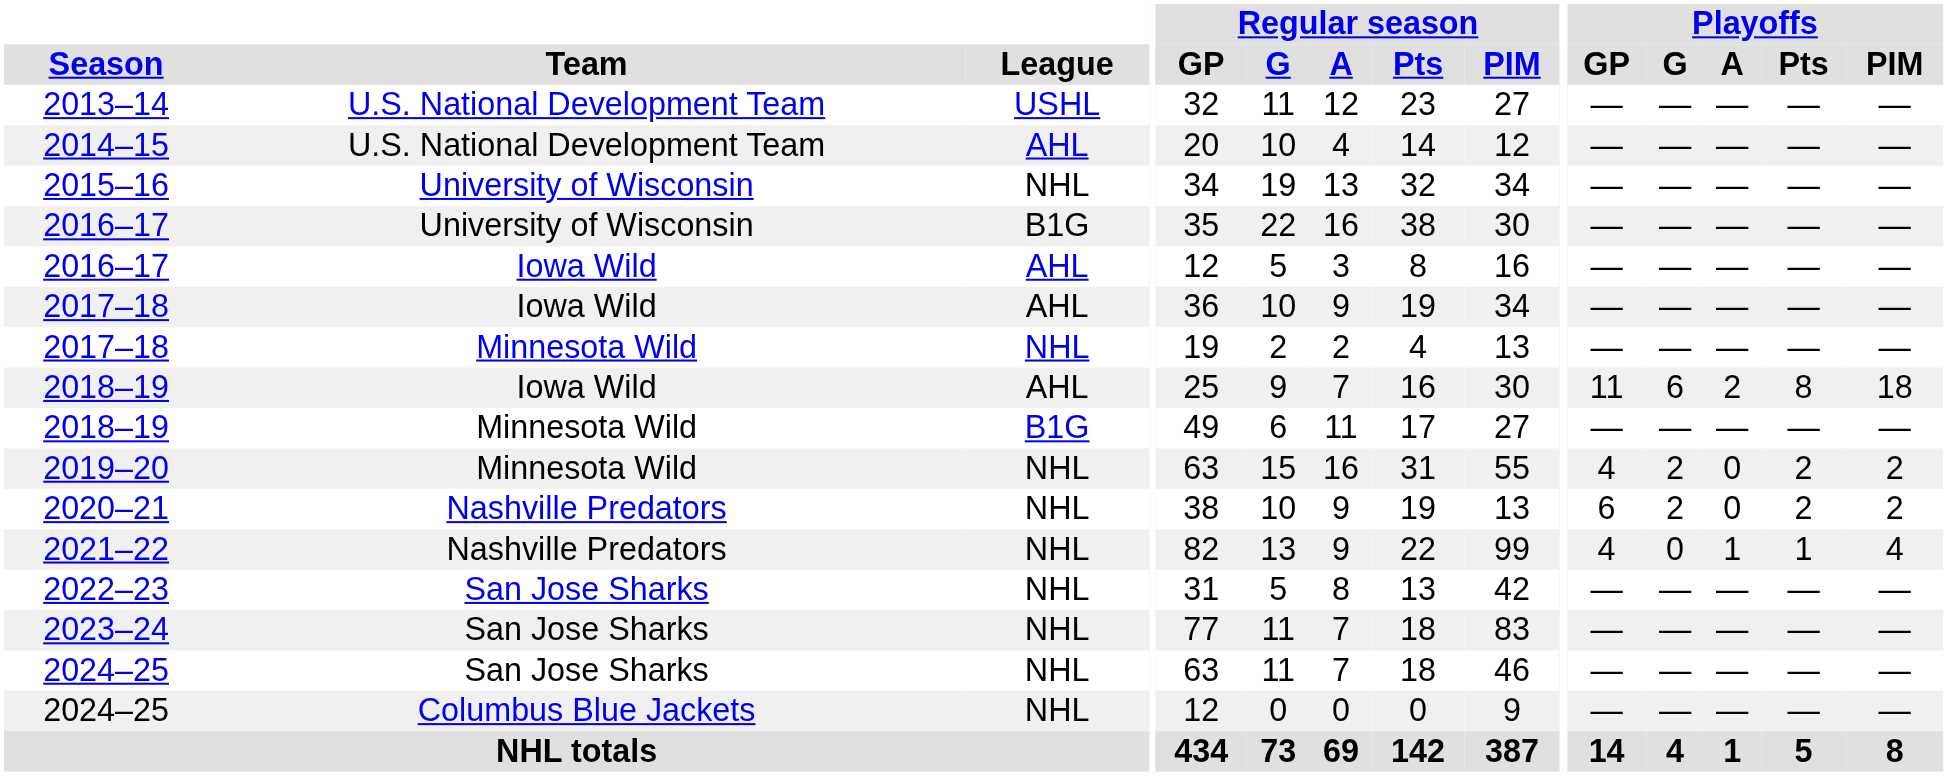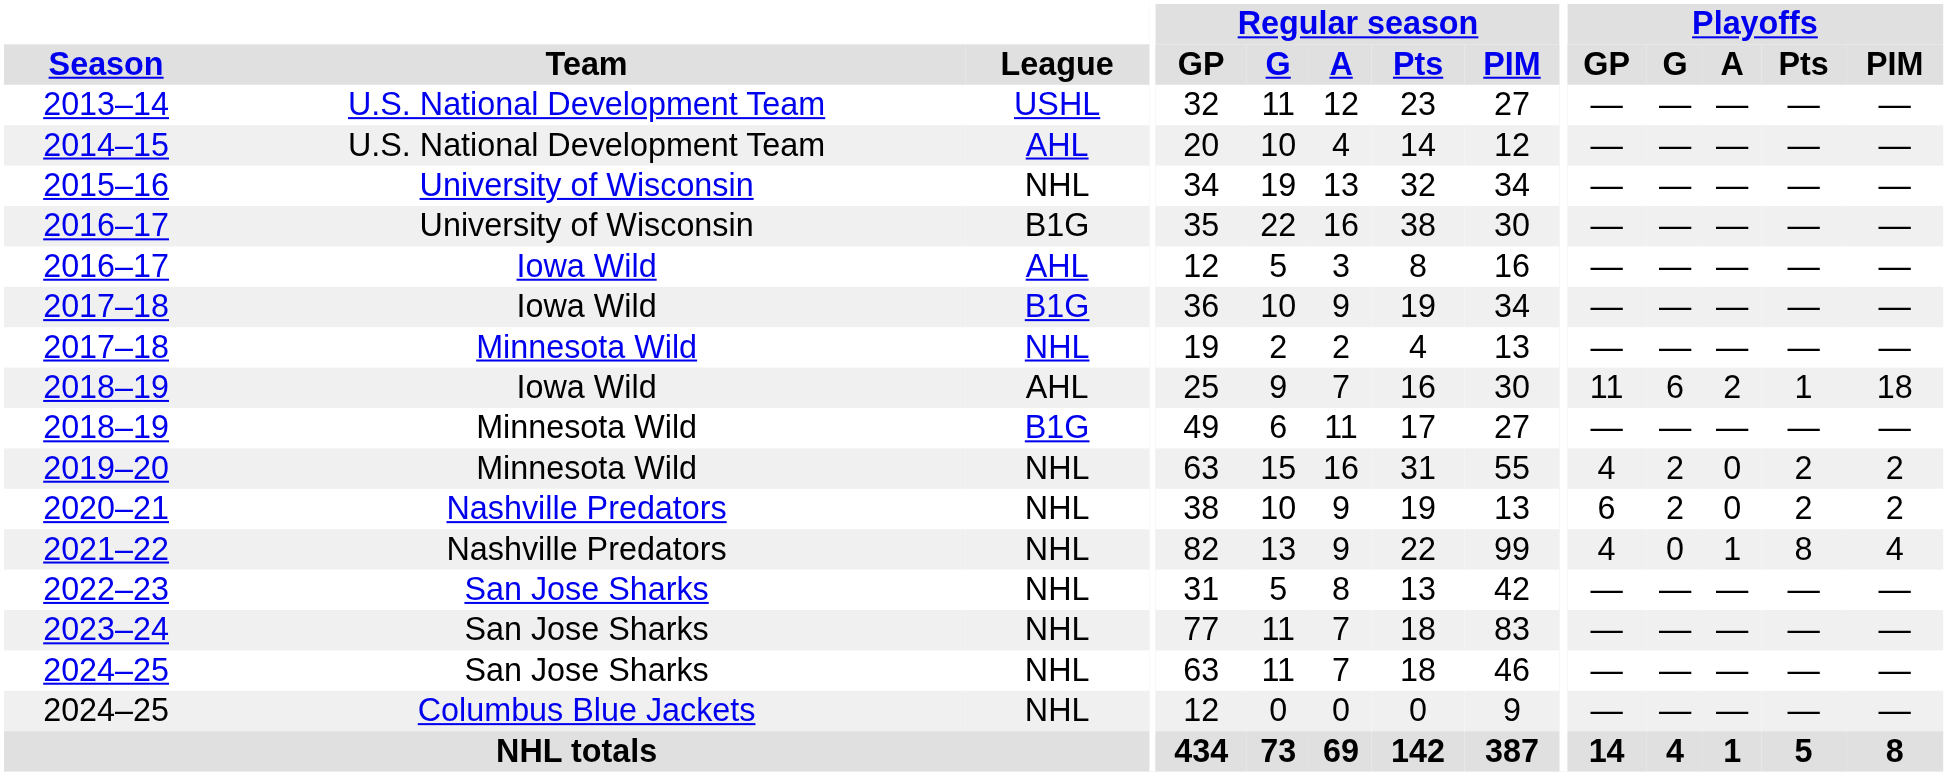(1057, 306) AHL -> (1057, 306) B1G
(1804, 387) 8 -> (1804, 387) 1
(1804, 548) 1 -> (1804, 548) 8
